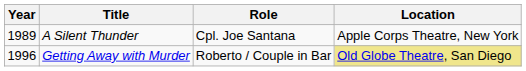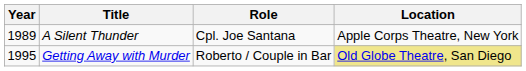(22, 55) 1996 -> (22, 55) 1995
